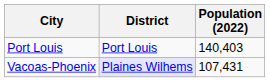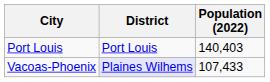(221, 67) 107,431 -> (221, 67) 107,433
